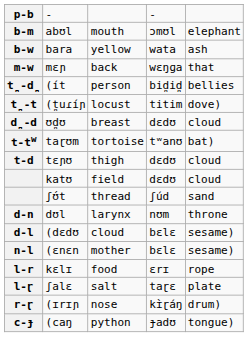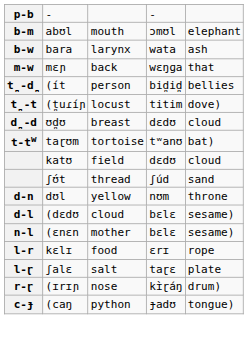(111, 49) yellow -> (111, 49) larynx
- row: (59, 160)
(111, 214) larynx -> (111, 196) yellow
